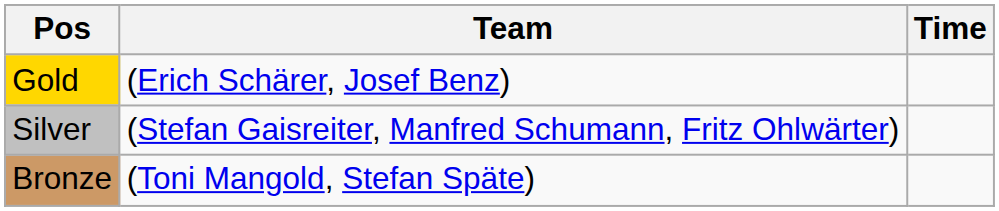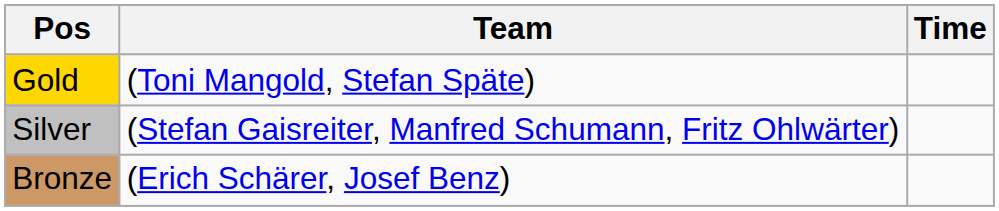(318, 79) (Erich Schärer, Josef Benz) -> (331, 79) (Toni Mangold, Stefan Späte)
(331, 179) (Toni Mangold, Stefan Späte) -> (318, 179) (Erich Schärer, Josef Benz)
